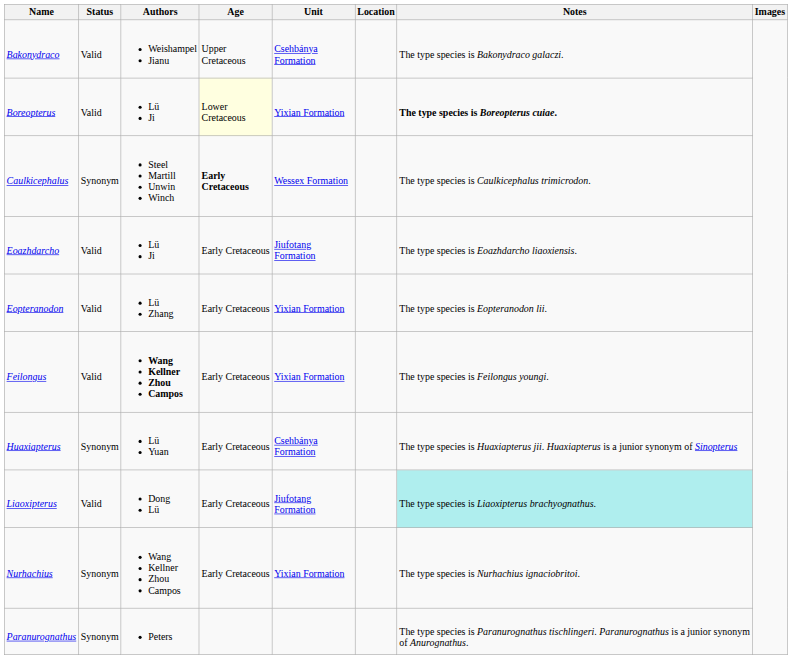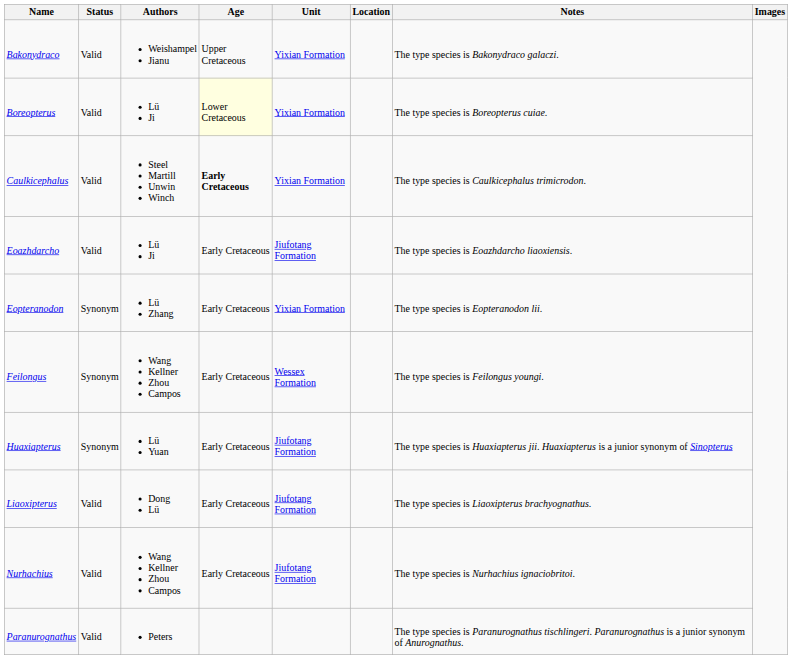(296, 54) Csehbánya Formation -> (310, 54) Yixian Formation
(478, 112) bold -> (471, 112) normal
(100, 181) Synonym -> (91, 181) Valid
(311, 181) Wessex Formation -> (310, 181) Yixian Formation
(91, 308) Valid -> (100, 308) Synonym
(91, 377) Valid -> (100, 377) Synonym
(160, 378) bold -> (160, 378) normal
(309, 377) Yixian Formation -> (295, 377) Wessex Formation
(296, 446) Csehbánya Formation -> (295, 446) Jiufotang Formation
(498, 504) paleturquoise background -> (493, 504) no background
(100, 573) Synonym -> (91, 573) Valid
(309, 573) Yixian Formation -> (295, 573) Jiufotang Formation
(100, 637) Synonym -> (91, 637) Valid
